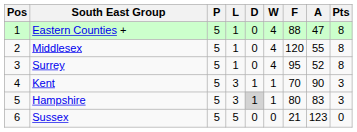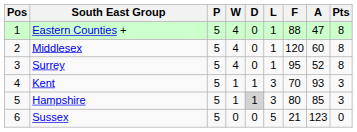columns swapped: (273, 13) <-> (236, 13)
(318, 48) 55 -> (318, 48) 60
(318, 83) 90 -> (318, 83) 93
(318, 100) 83 -> (318, 100) 85
